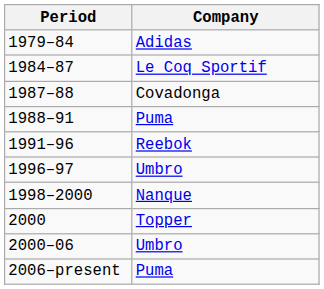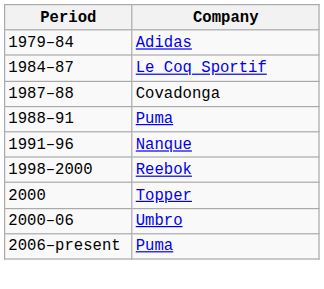(164, 144) Reebok -> (164, 144) Nanque
- row: (41, 170)
(164, 195) Nanque -> (164, 170) Reebok
